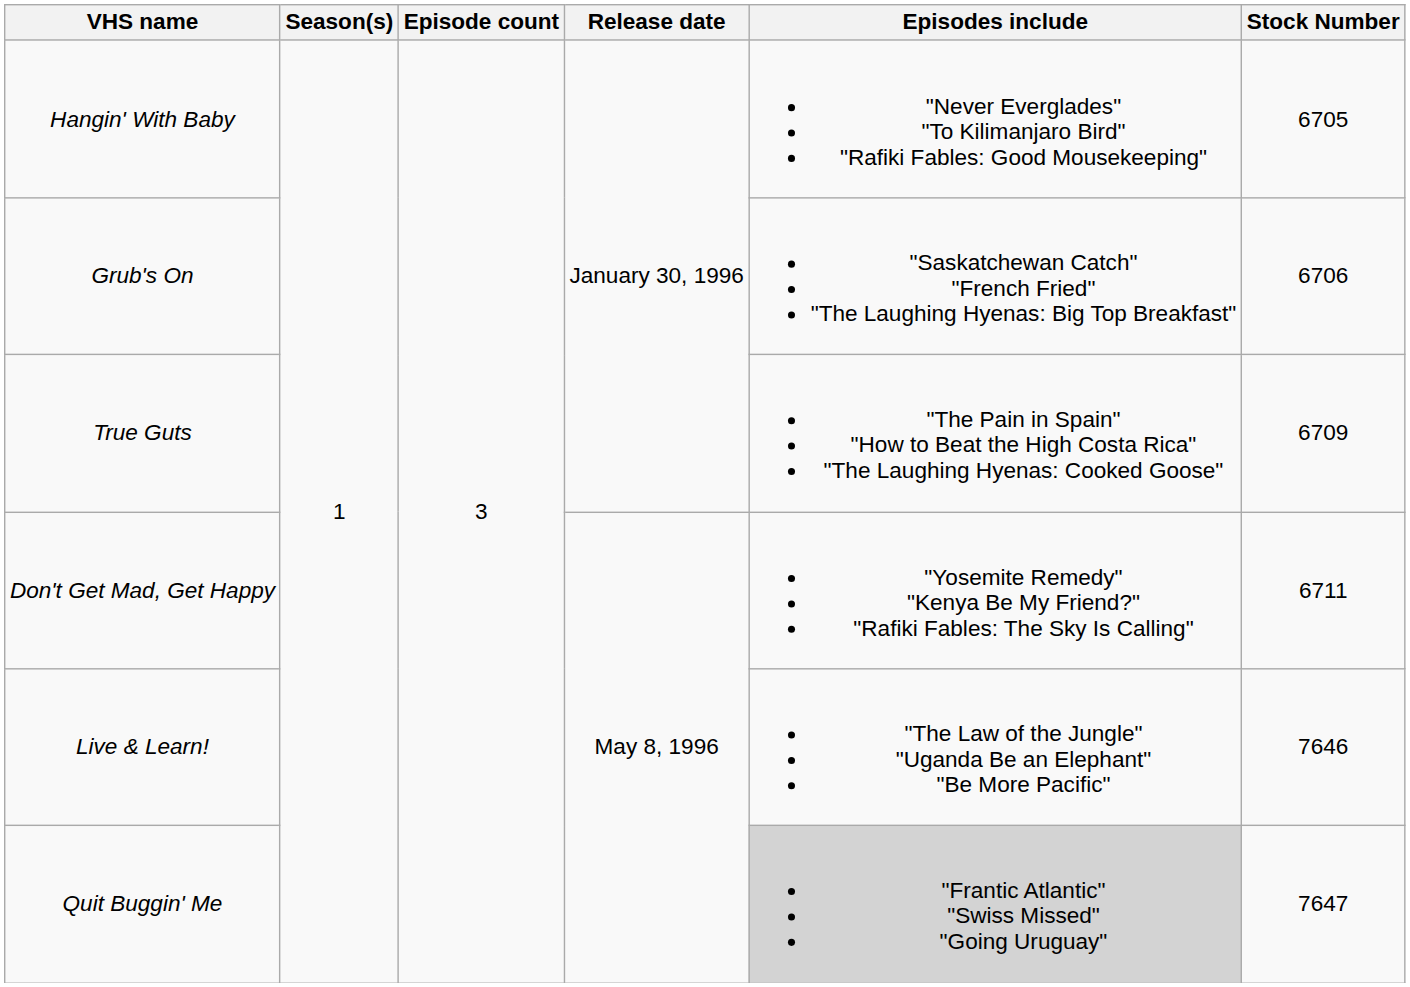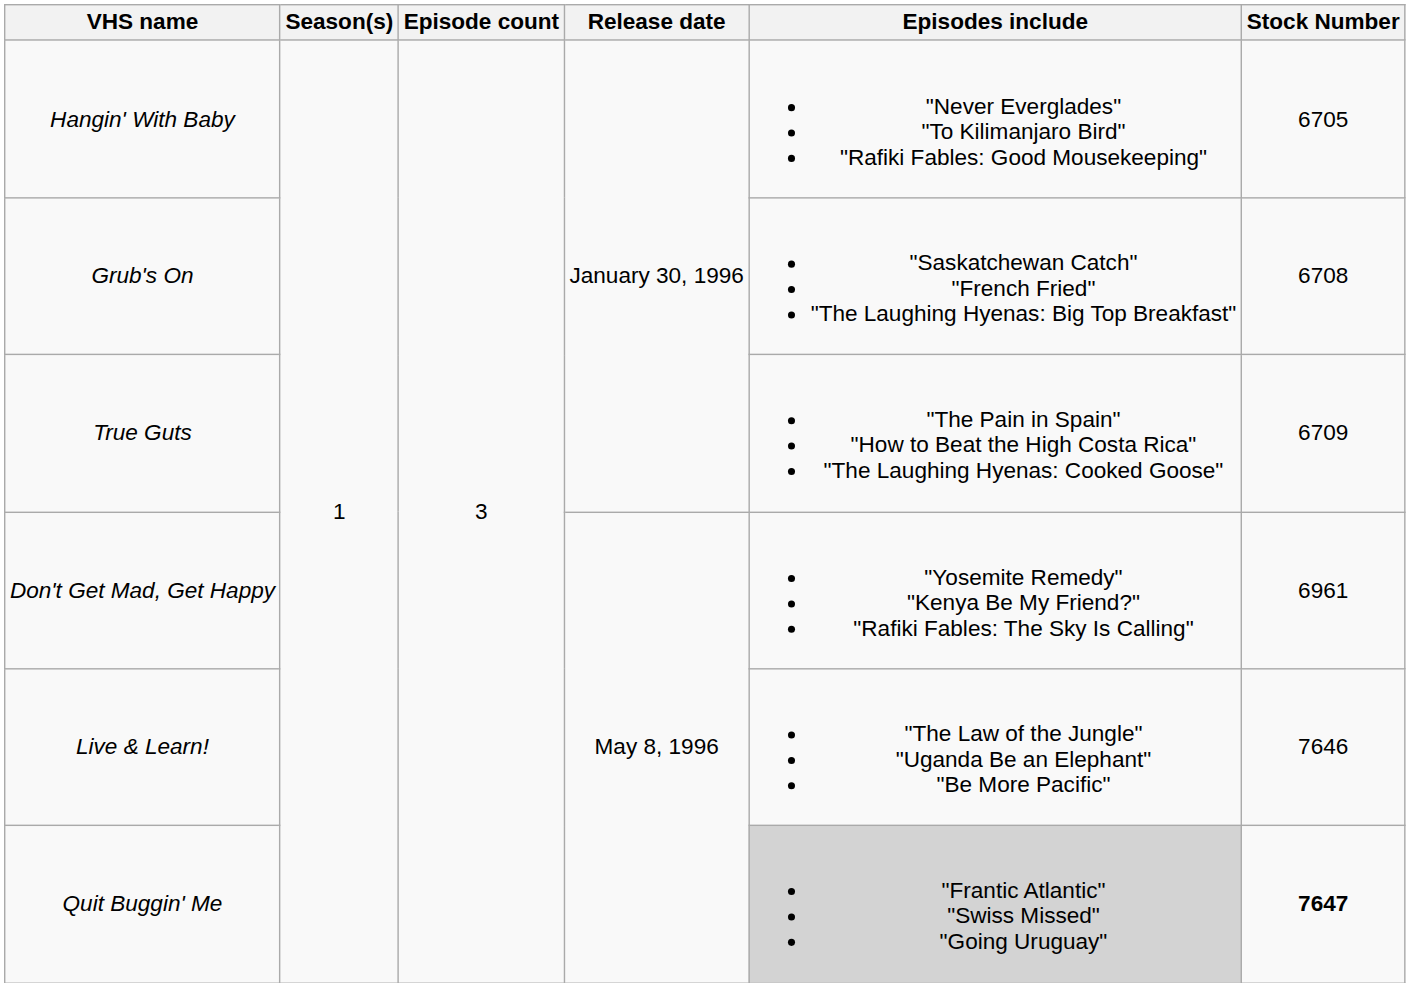(1323, 275) 6706 -> (1323, 275) 6708
(1323, 589) 6711 -> (1323, 589) 6961
(1323, 903) normal -> (1323, 903) bold
